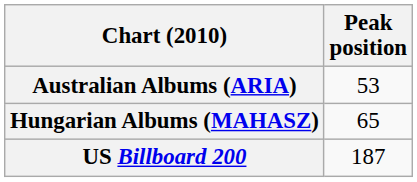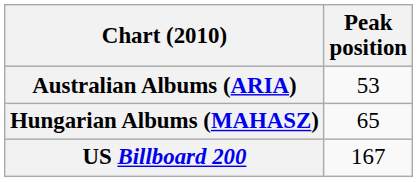(368, 157) 187 -> (368, 157) 167
